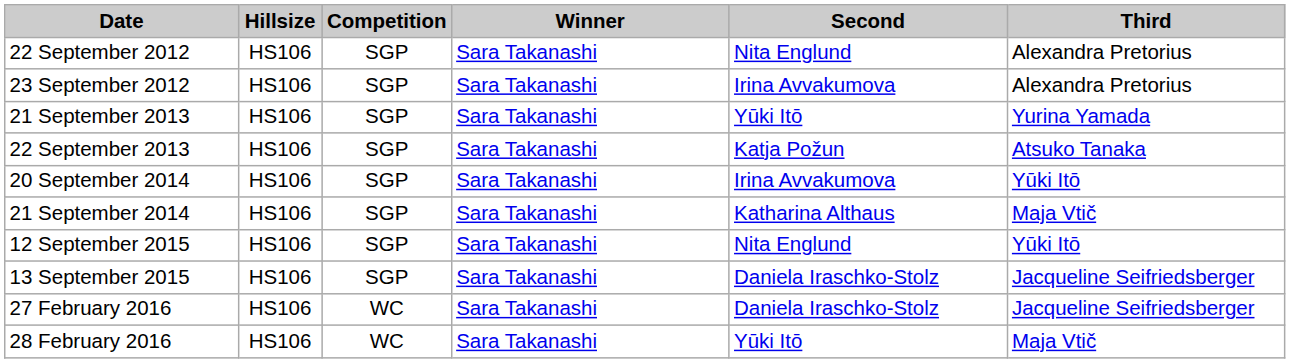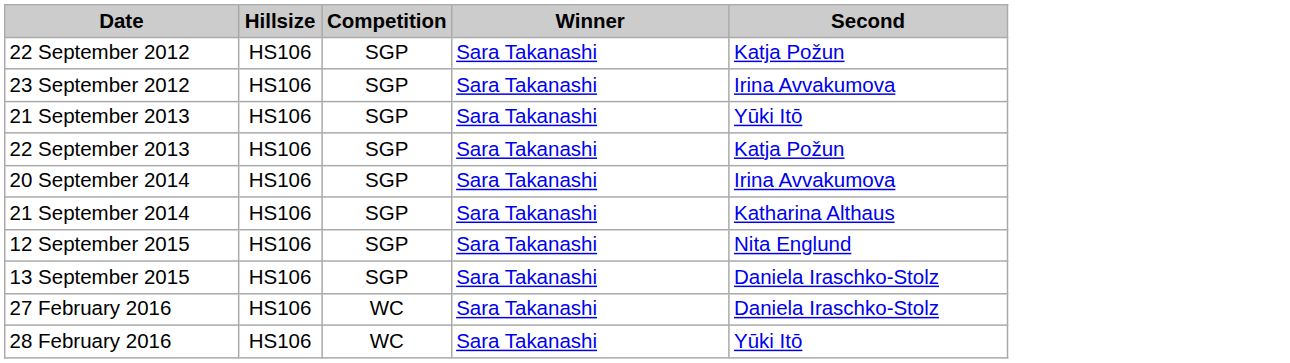- column: (1146, 21)
(793, 53) Nita Englund -> (789, 53) Katja Požun
